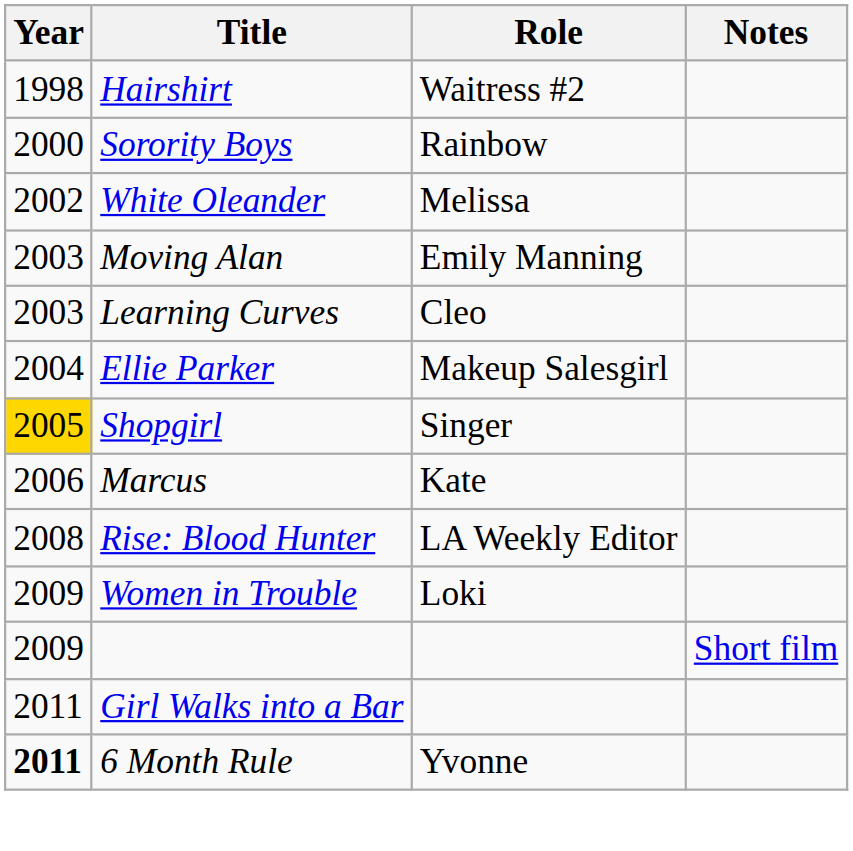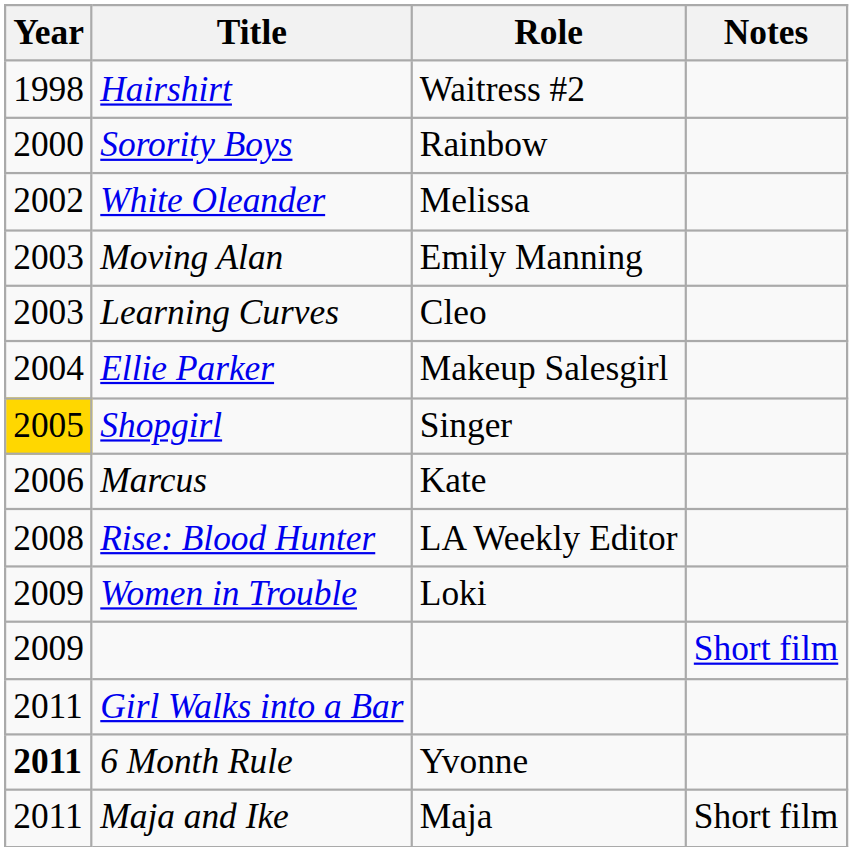+ row: (195, 817)
